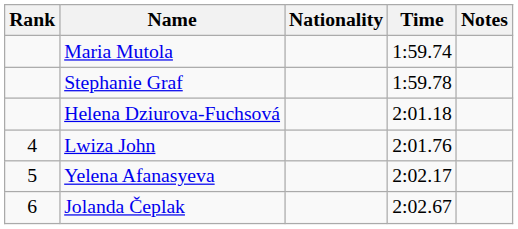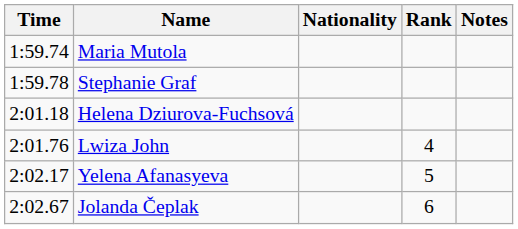columns swapped: (32, 20) <-> (422, 20)
